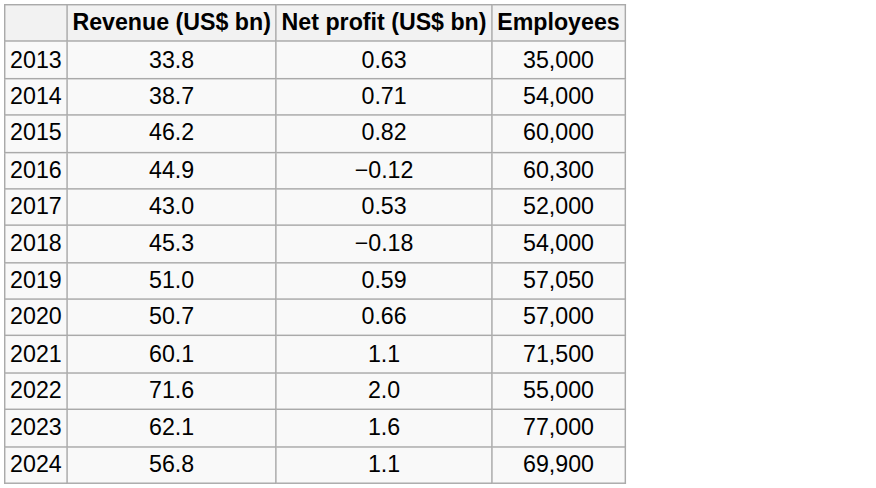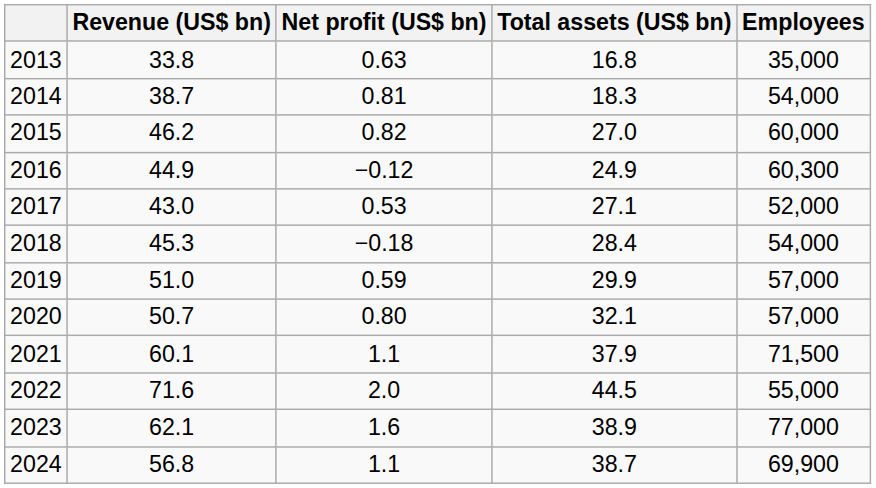+ column: (614, 22)
(384, 96) 0.71 -> (384, 96) 0.81
(558, 280) 57,050 -> (803, 280) 57,000
(384, 317) 0.66 -> (384, 317) 0.80
